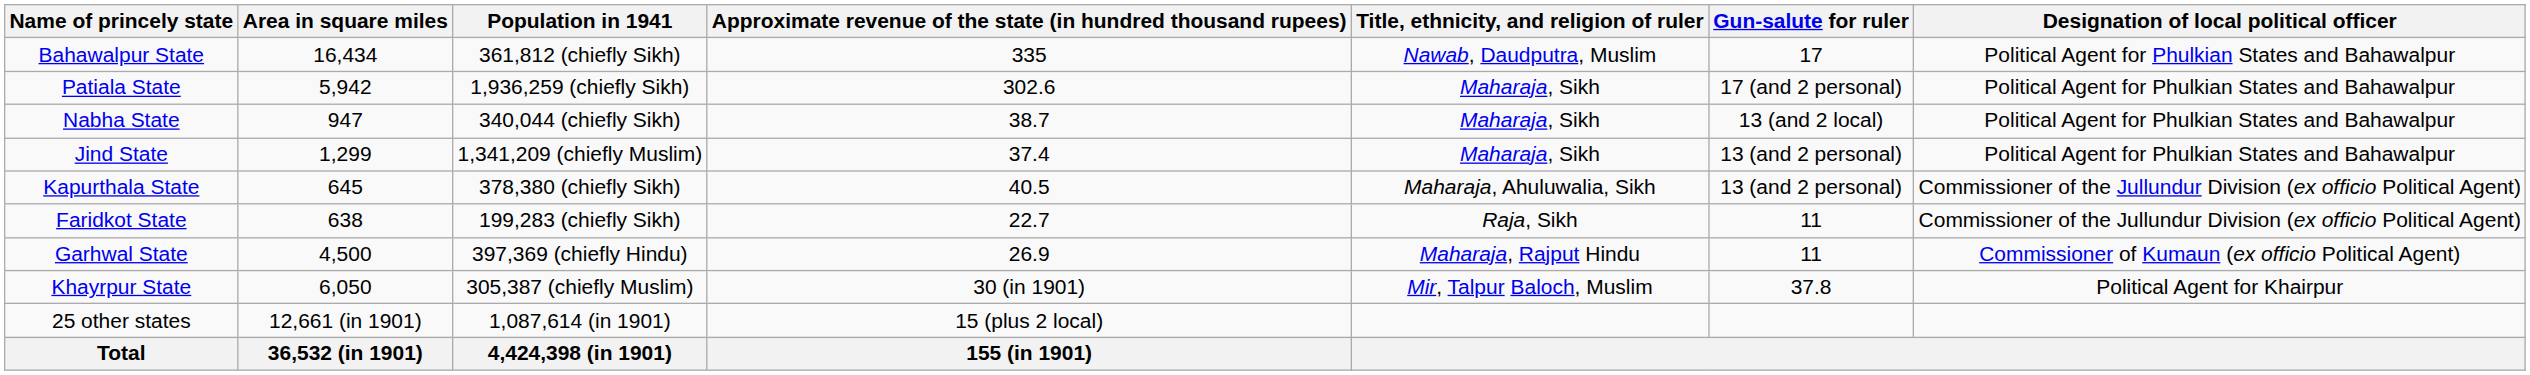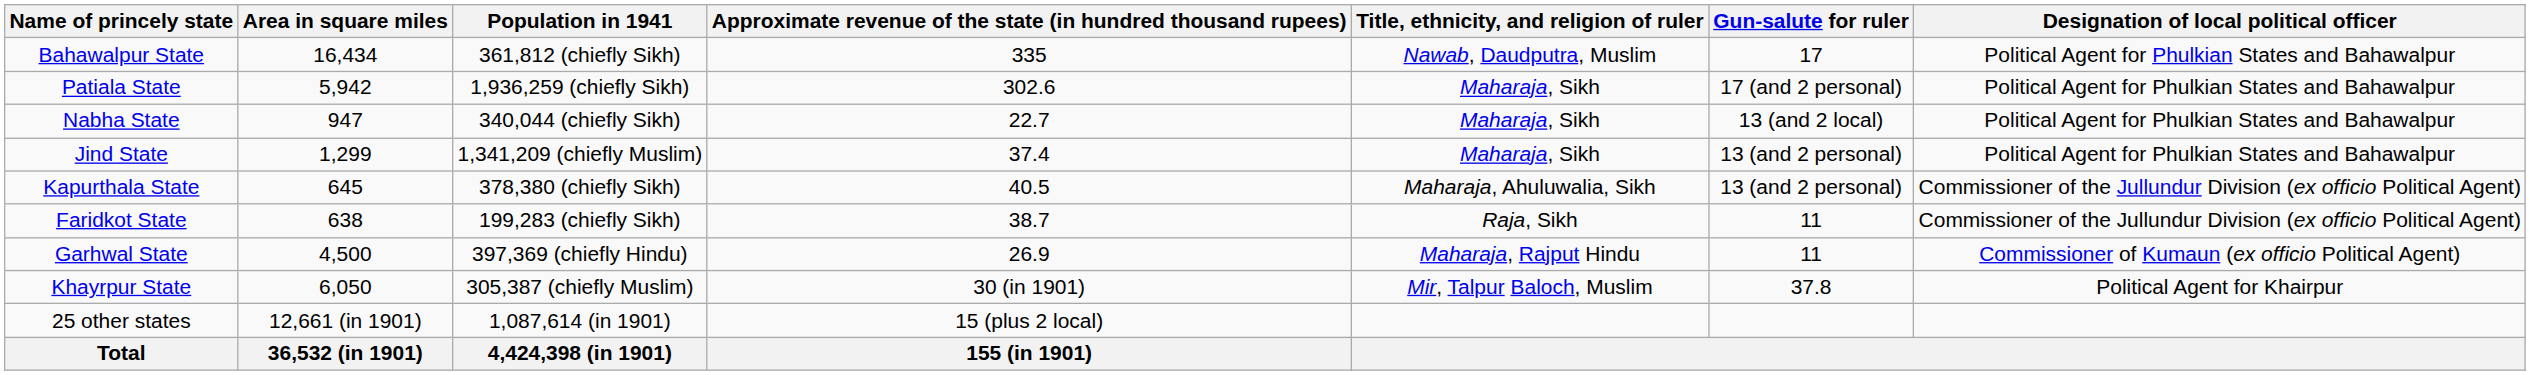(1029, 120) 38.7 -> (1029, 120) 22.7
(1029, 220) 22.7 -> (1029, 220) 38.7
